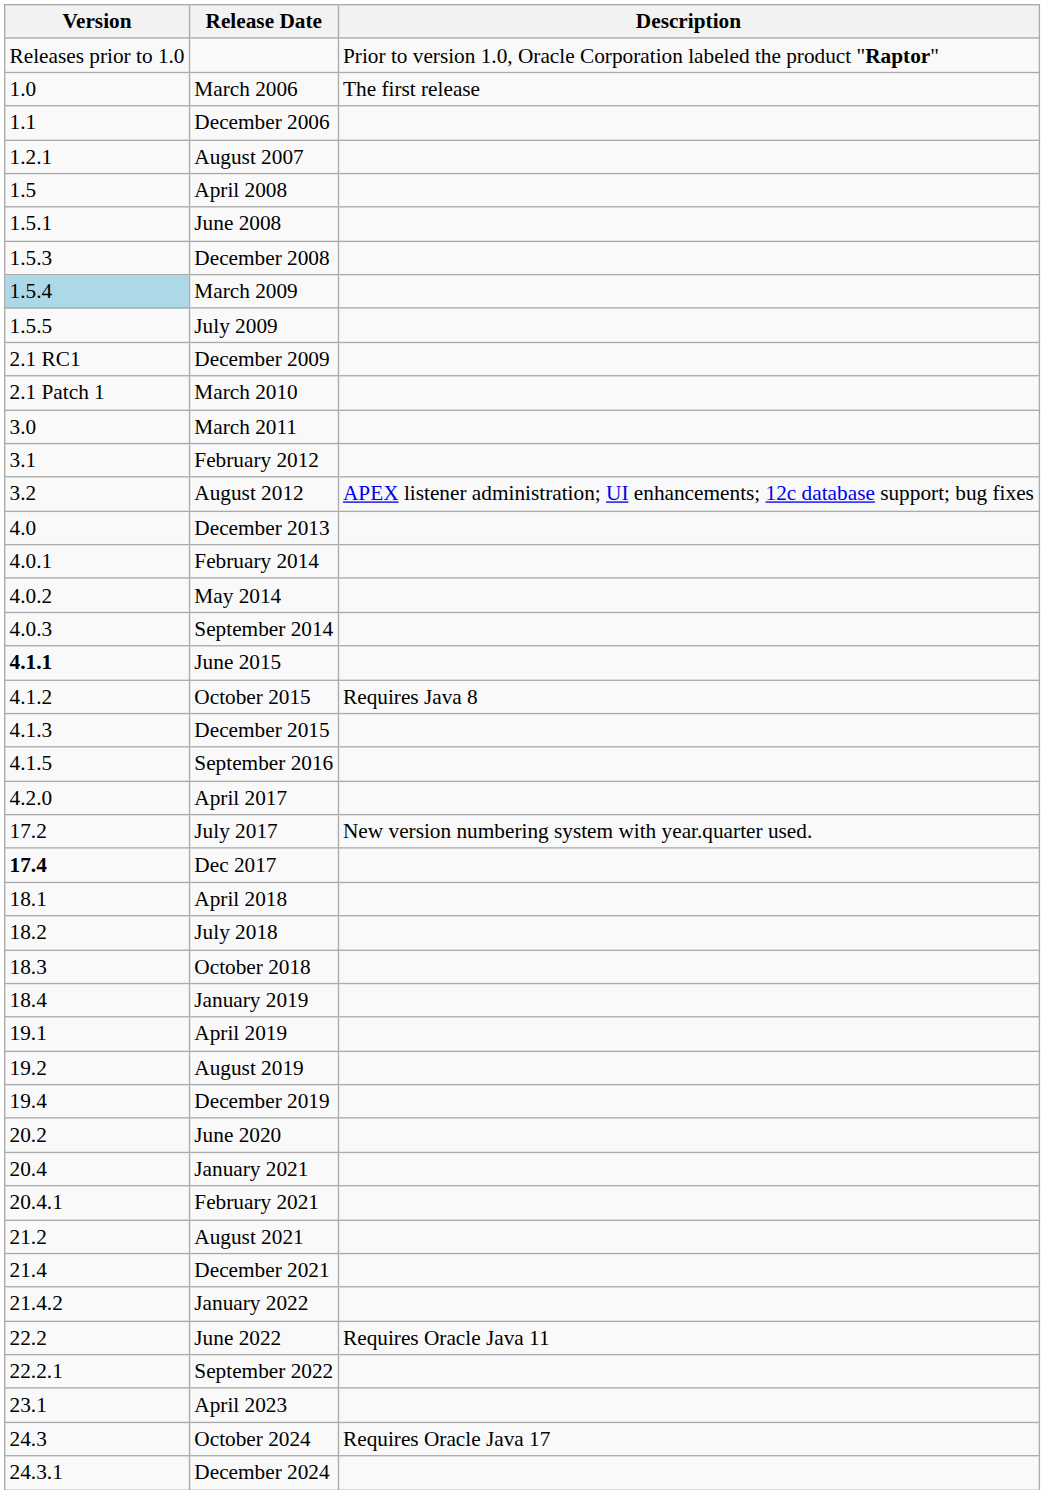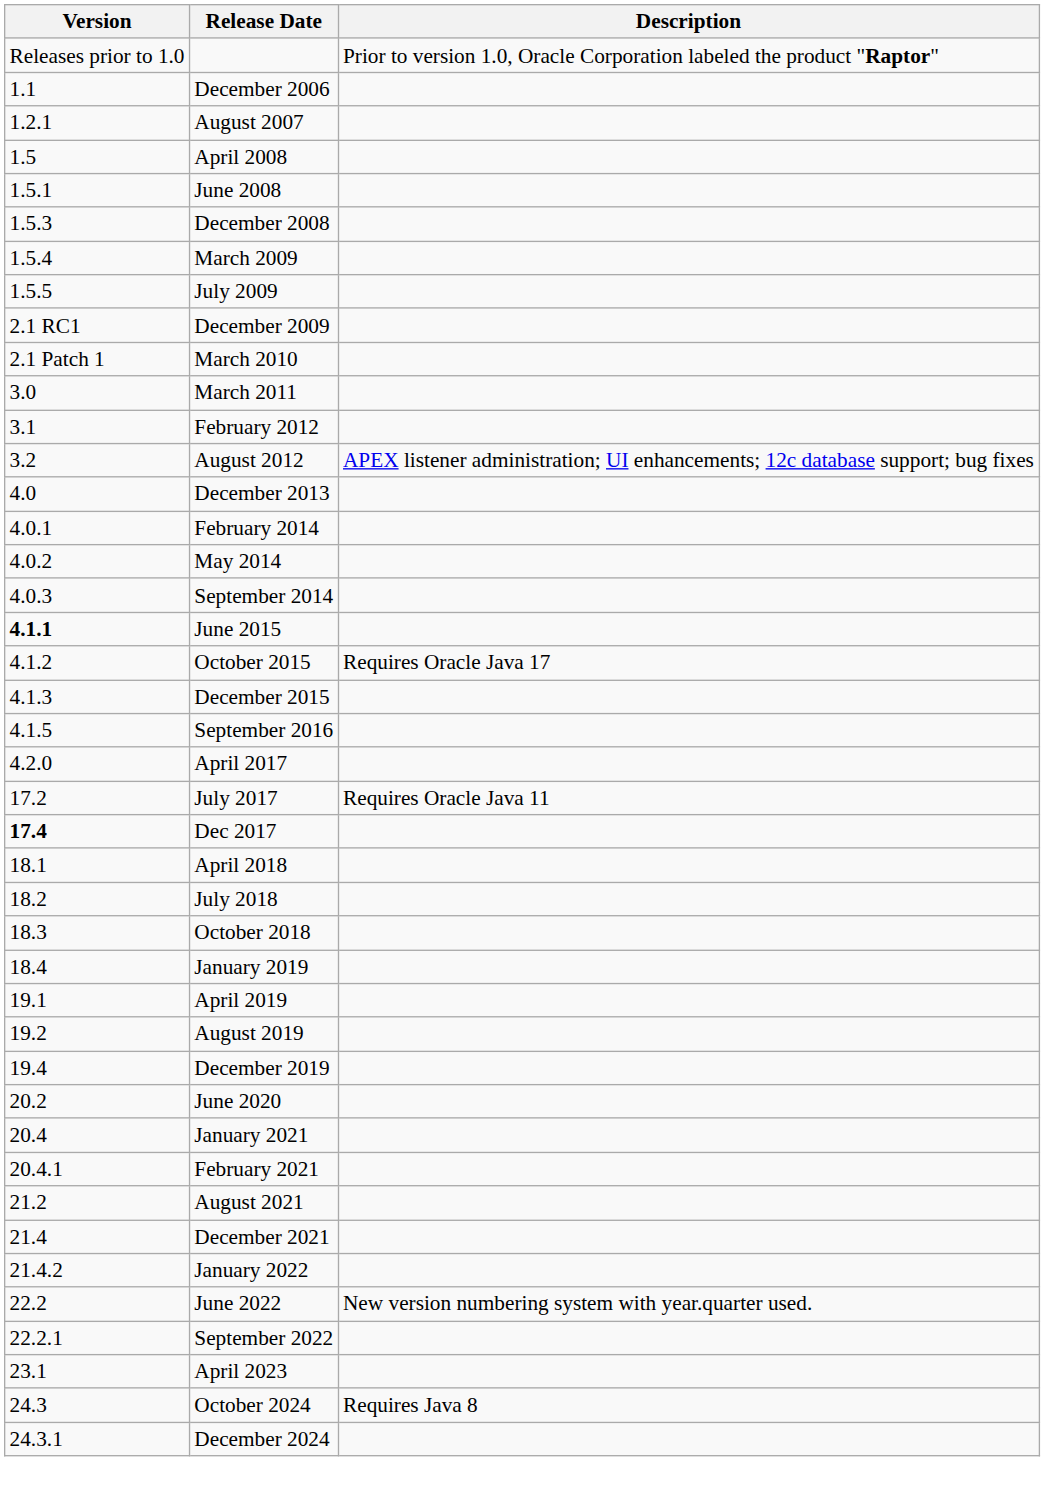- row: (246, 88)
(31, 291) lightblue background -> (31, 257) no background
(410, 696) Requires Java 8 -> (447, 662) Requires Oracle Java 17
(578, 831) New version numbering system with year.quarter used. -> (446, 797) Requires Oracle Java 11
(446, 1337) Requires Oracle Java 11 -> (578, 1303) New version numbering system with year.quarter used.
(447, 1438) Requires Oracle Java 17 -> (410, 1405) Requires Java 8
